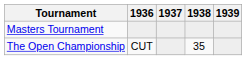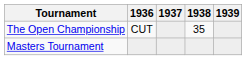rows swapped: (55, 30) <-> (66, 47)
